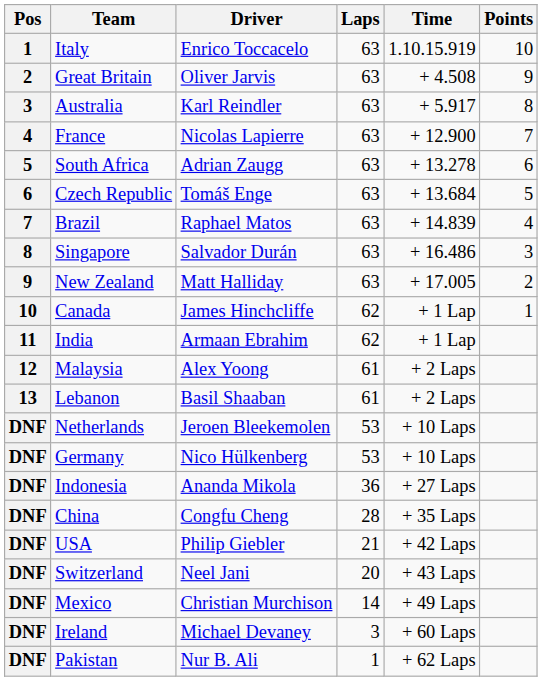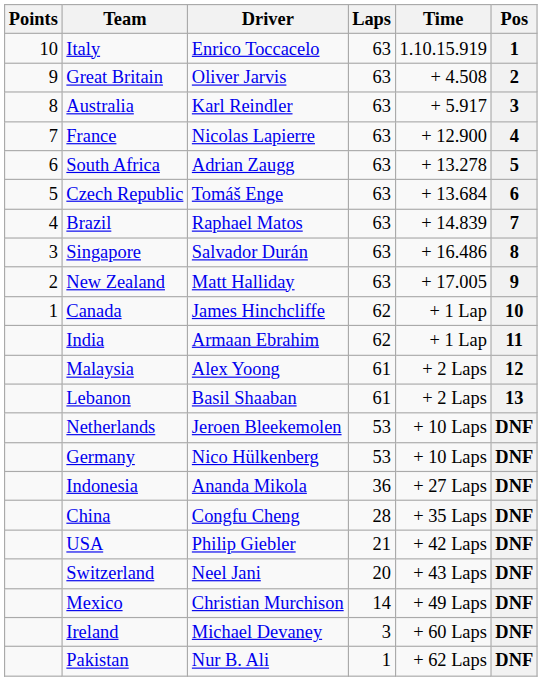columns swapped: (28, 19) <-> (509, 19)
